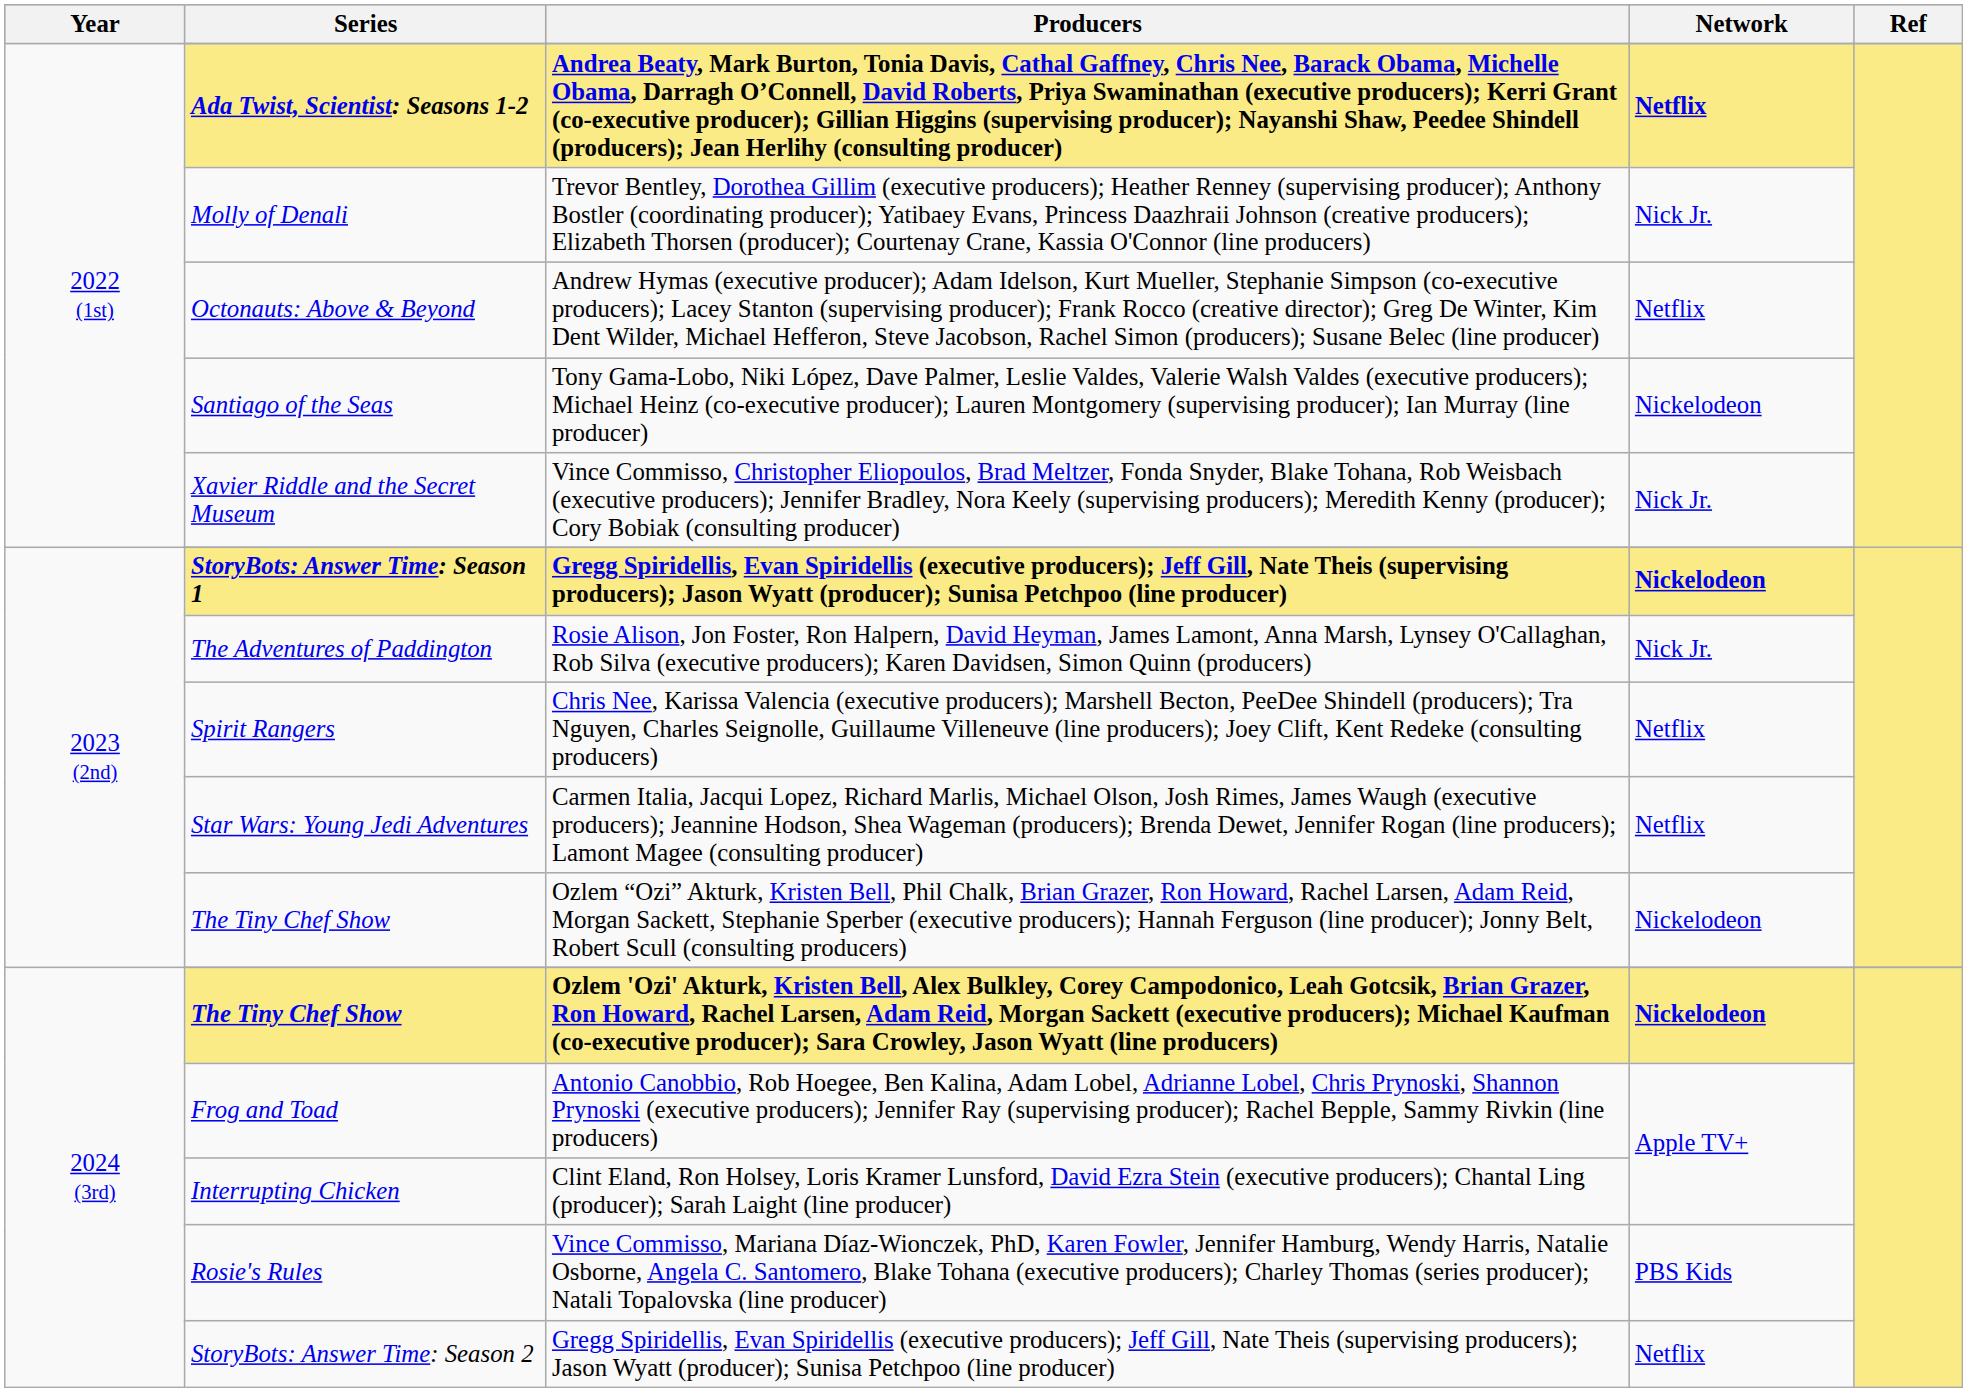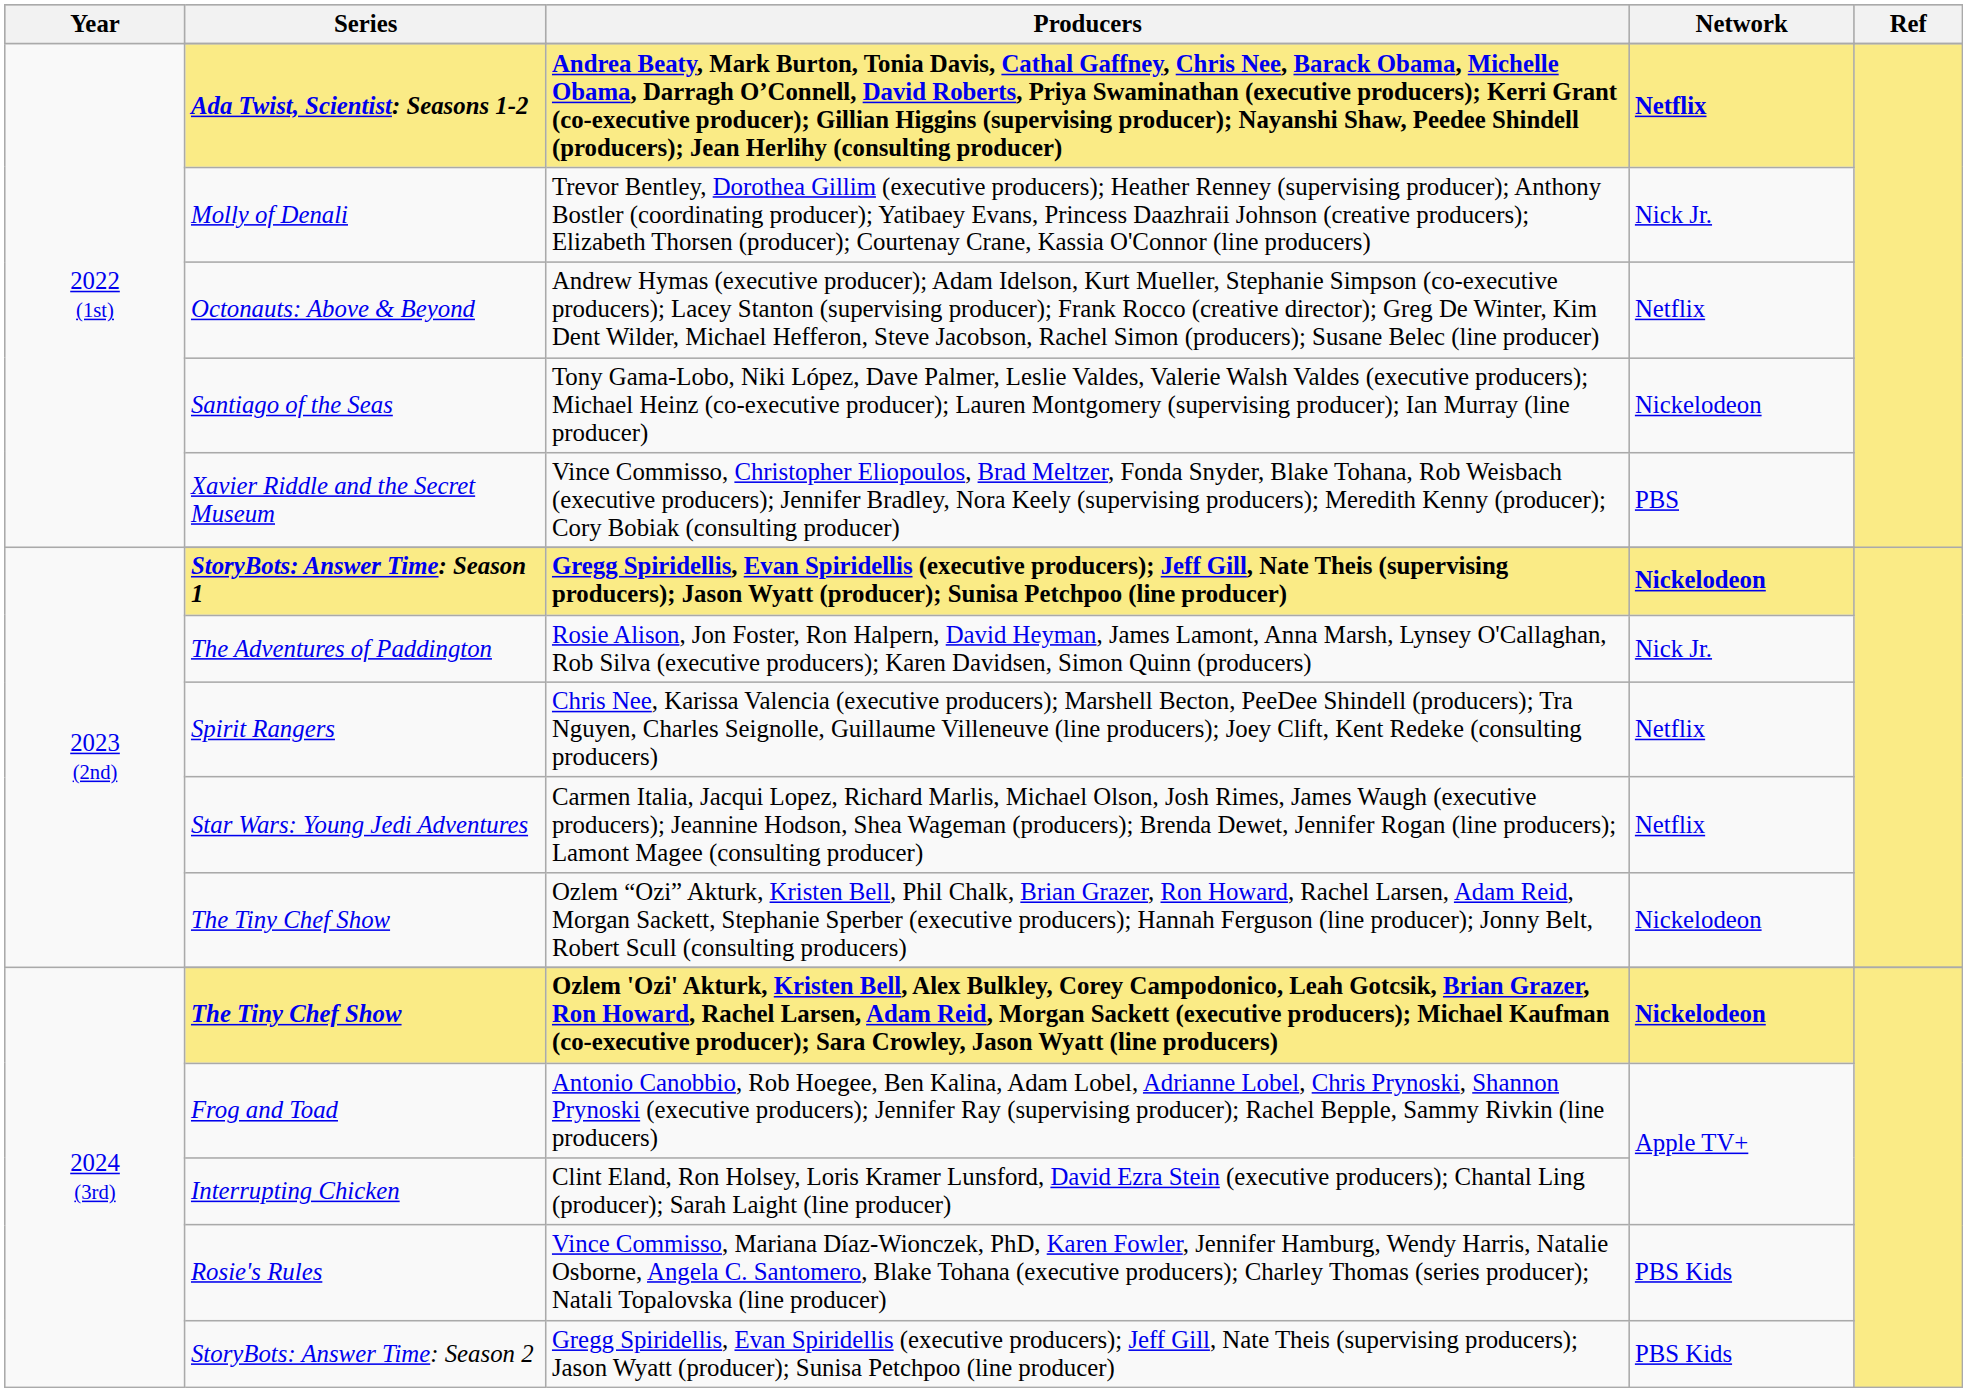(1673, 499) Nick Jr. -> (1657, 499) PBS
(1670, 1353) Netflix -> (1683, 1353) PBS Kids
